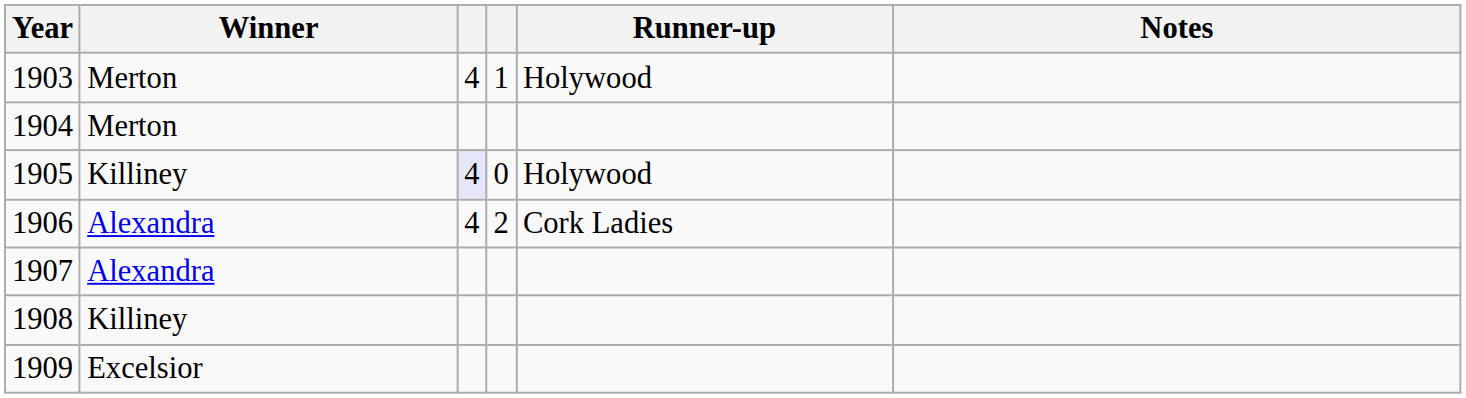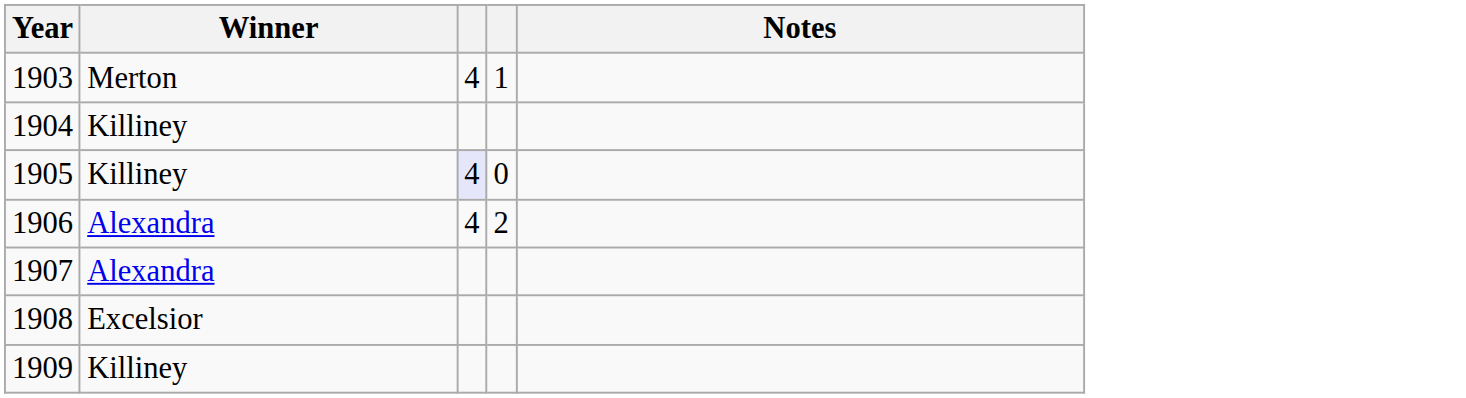- column: (704, 28)
(132, 125) Merton -> (137, 125) Killiney
(137, 319) Killiney -> (145, 319) Excelsior
(145, 367) Excelsior -> (137, 367) Killiney
